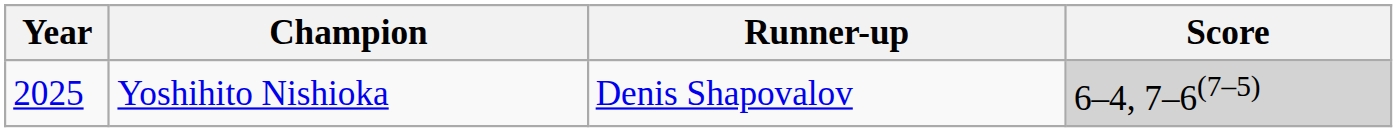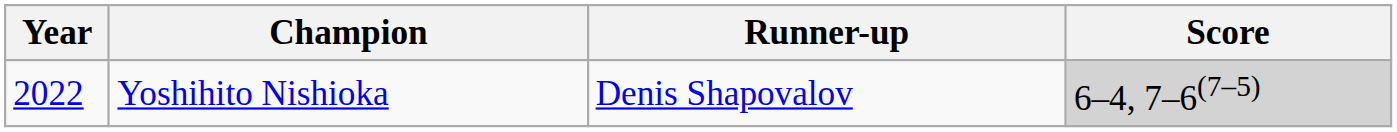(48, 92) 2025 -> (48, 92) 2022
